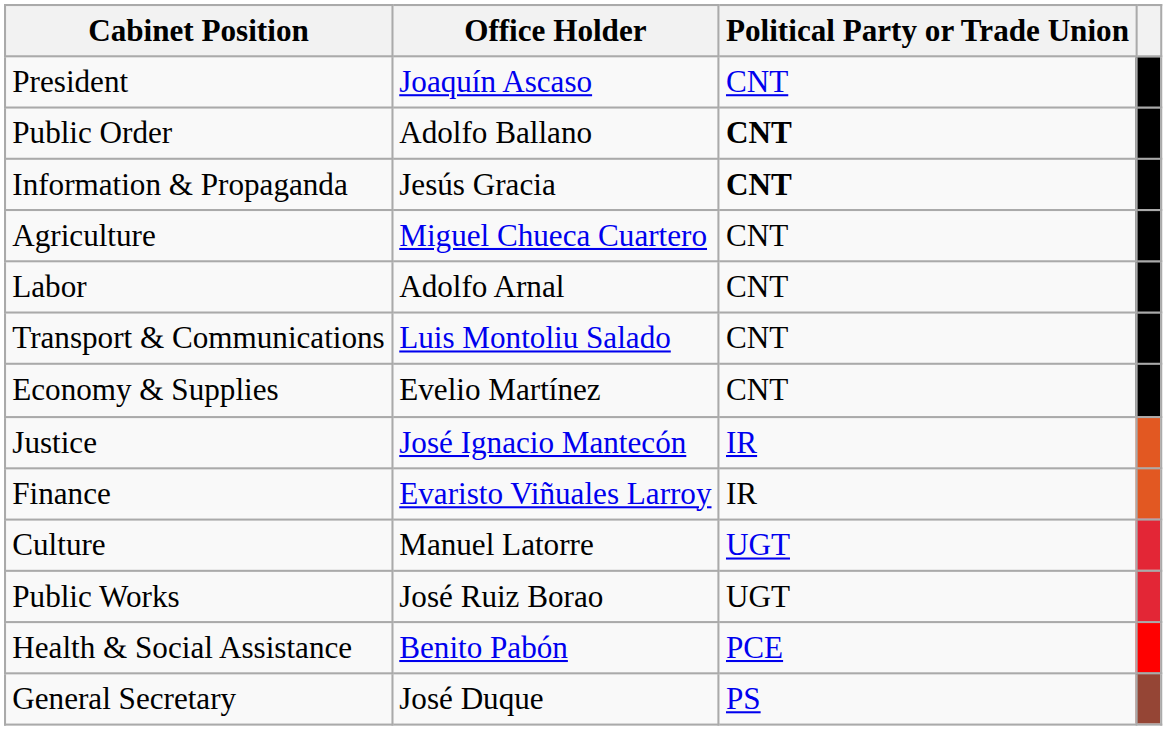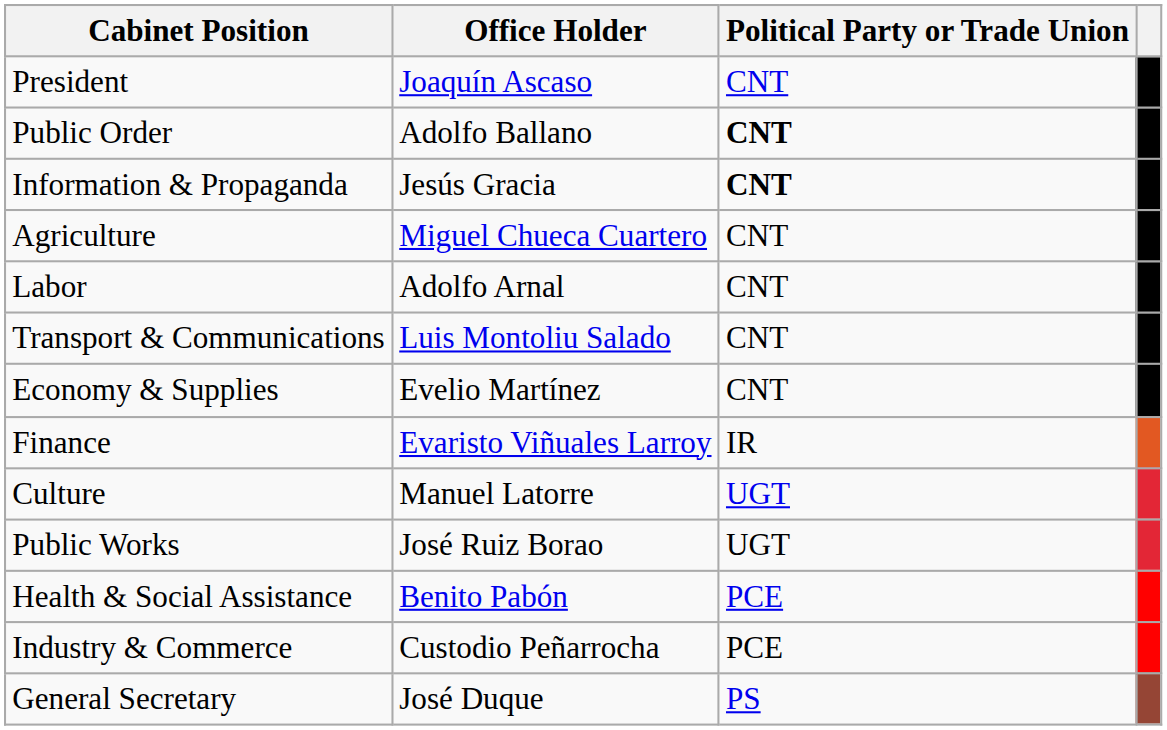- row: (55, 441)
+ row: (152, 646)
